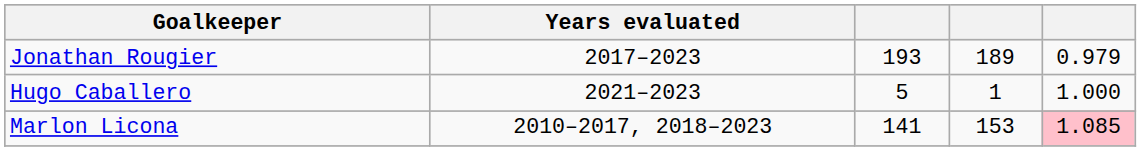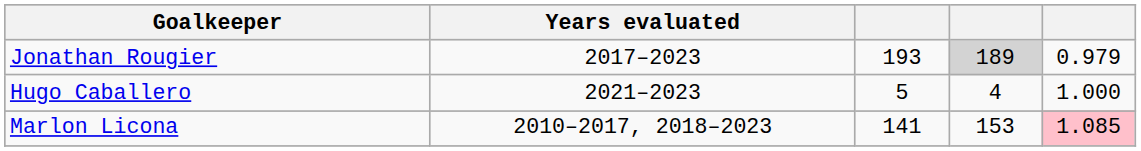(995, 58) no background -> (995, 58) lightgrey background
(995, 93) 1 -> (995, 93) 4
